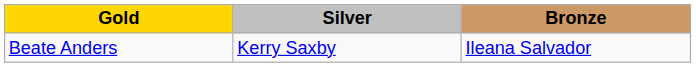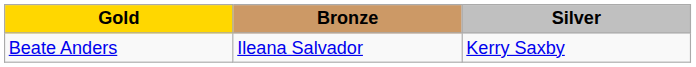columns swapped: (347, 18) <-> (576, 18)
